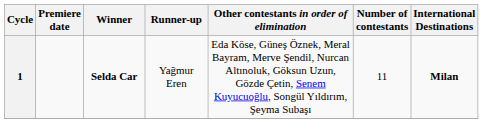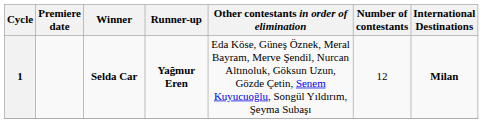(176, 77) normal -> (176, 77) bold
(382, 77) 11 -> (382, 77) 12
